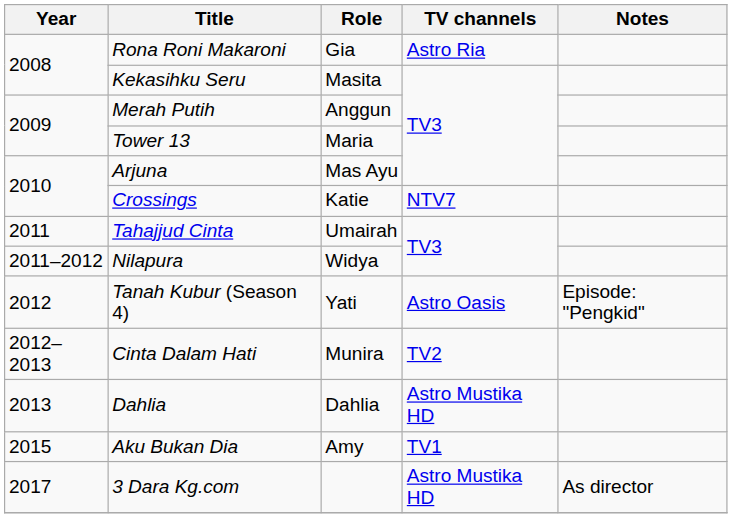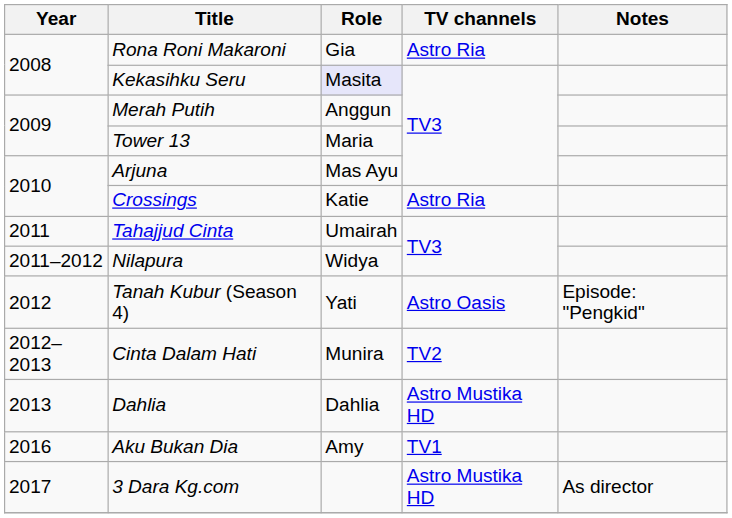(353, 79) no background -> (353, 79) lavender background
(431, 200) NTV7 -> (446, 200) Astro Ria
(30, 446) 2015 -> (30, 446) 2016
